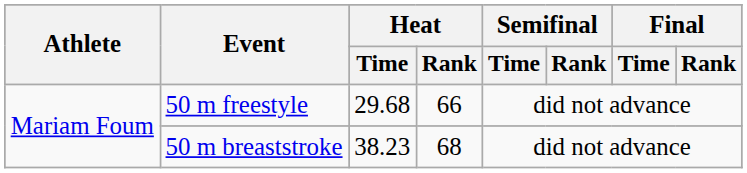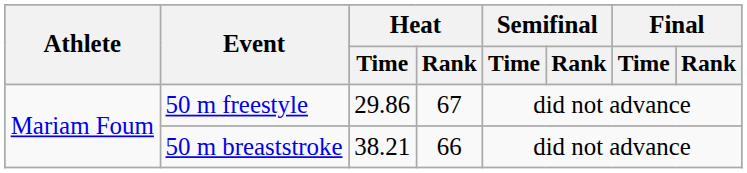(382, 105) 29.68 -> (382, 105) 29.86
(449, 105) 66 -> (449, 105) 67
(382, 146) 38.23 -> (382, 146) 38.21
(449, 146) 68 -> (449, 146) 66
